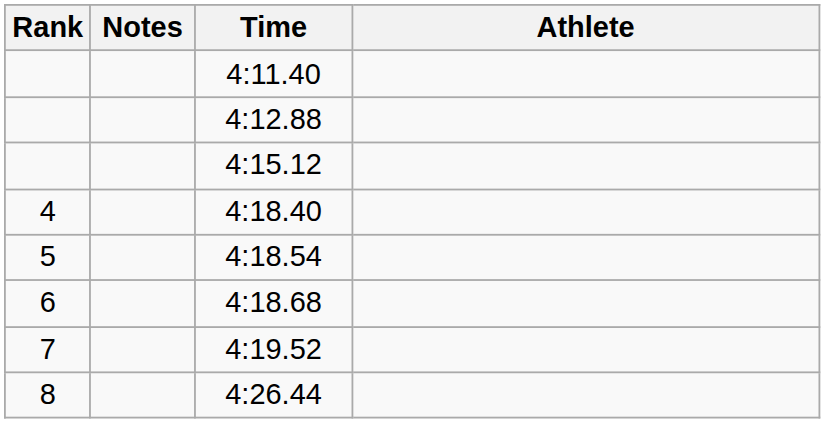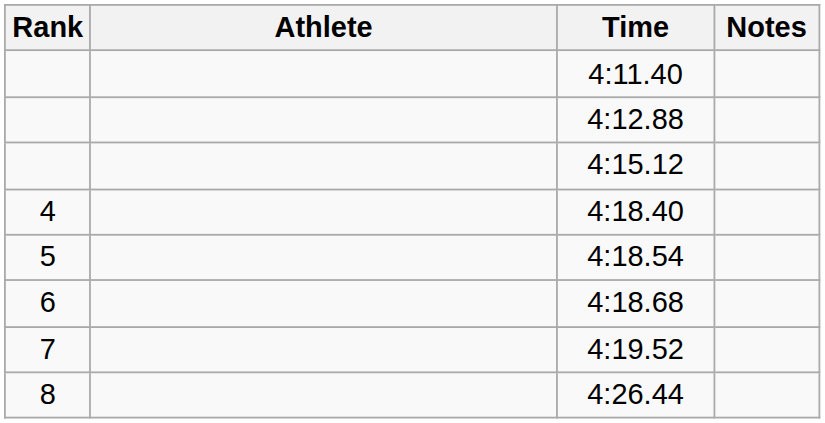columns swapped: (586, 27) <-> (143, 27)
